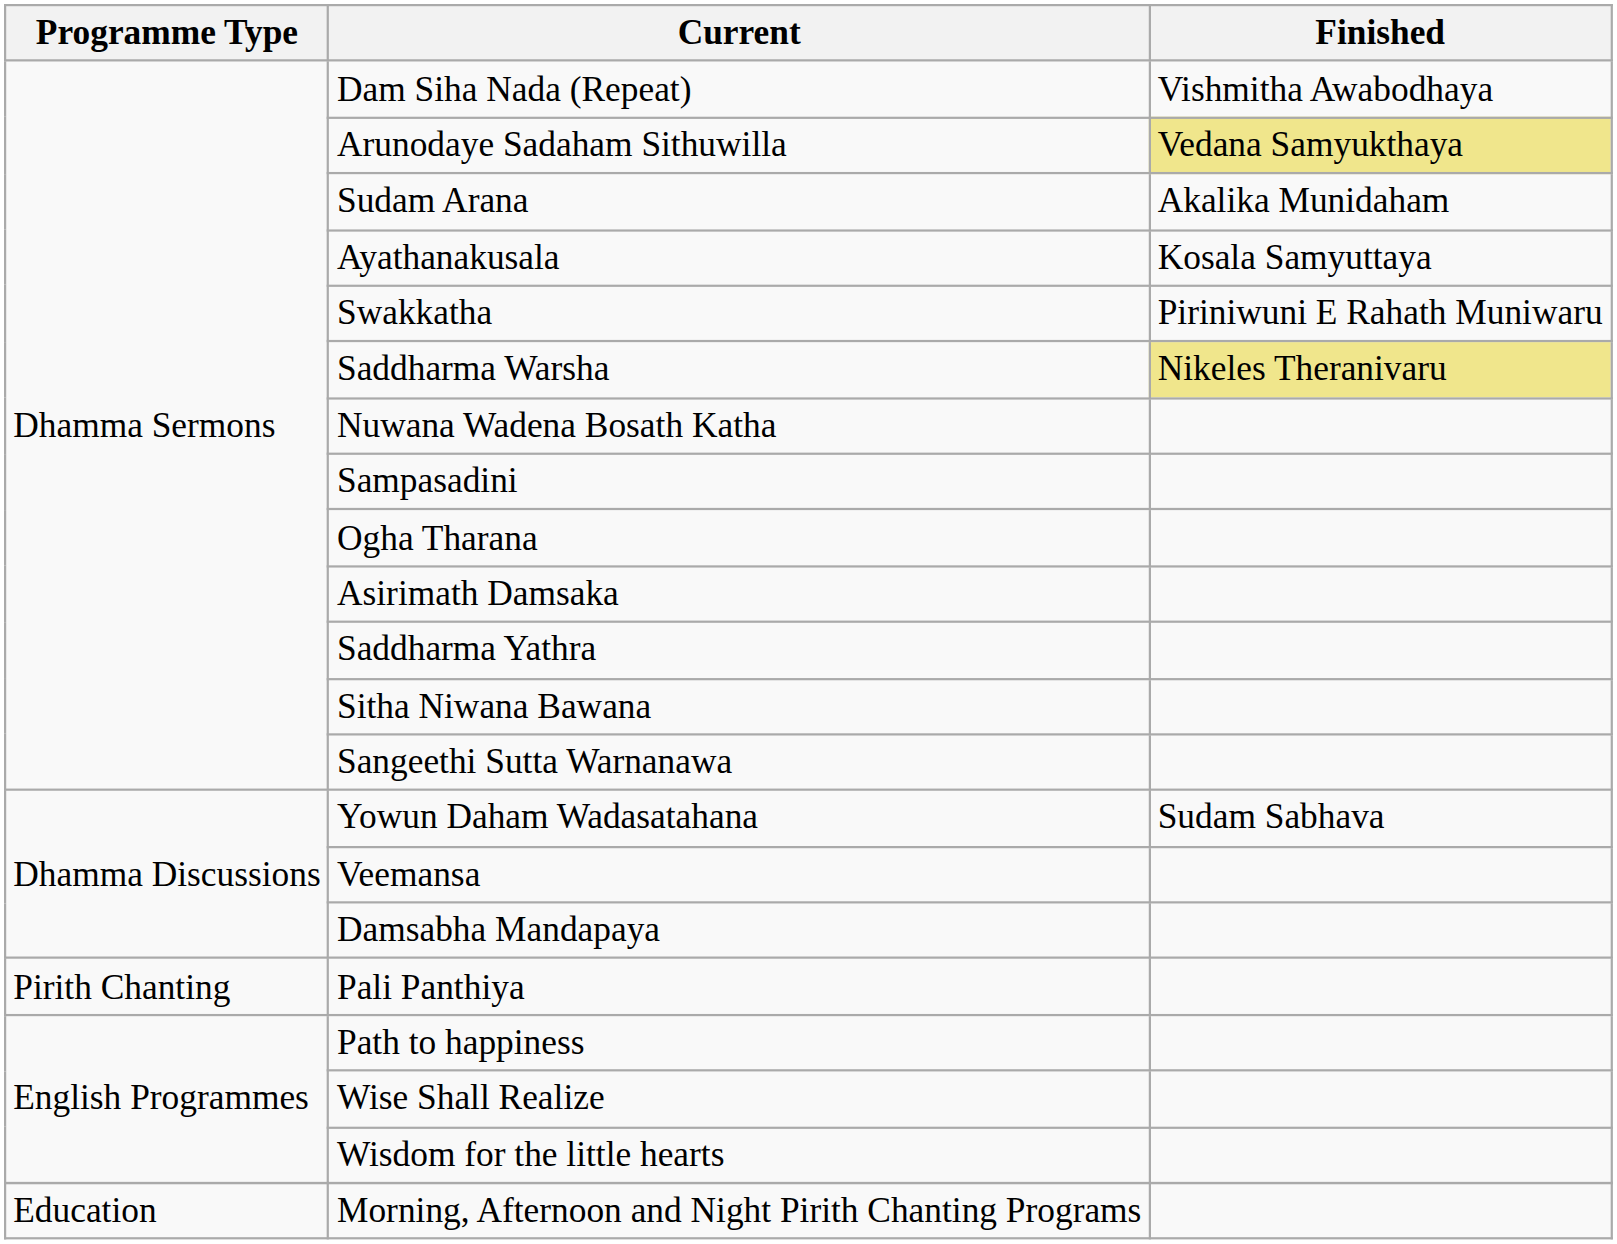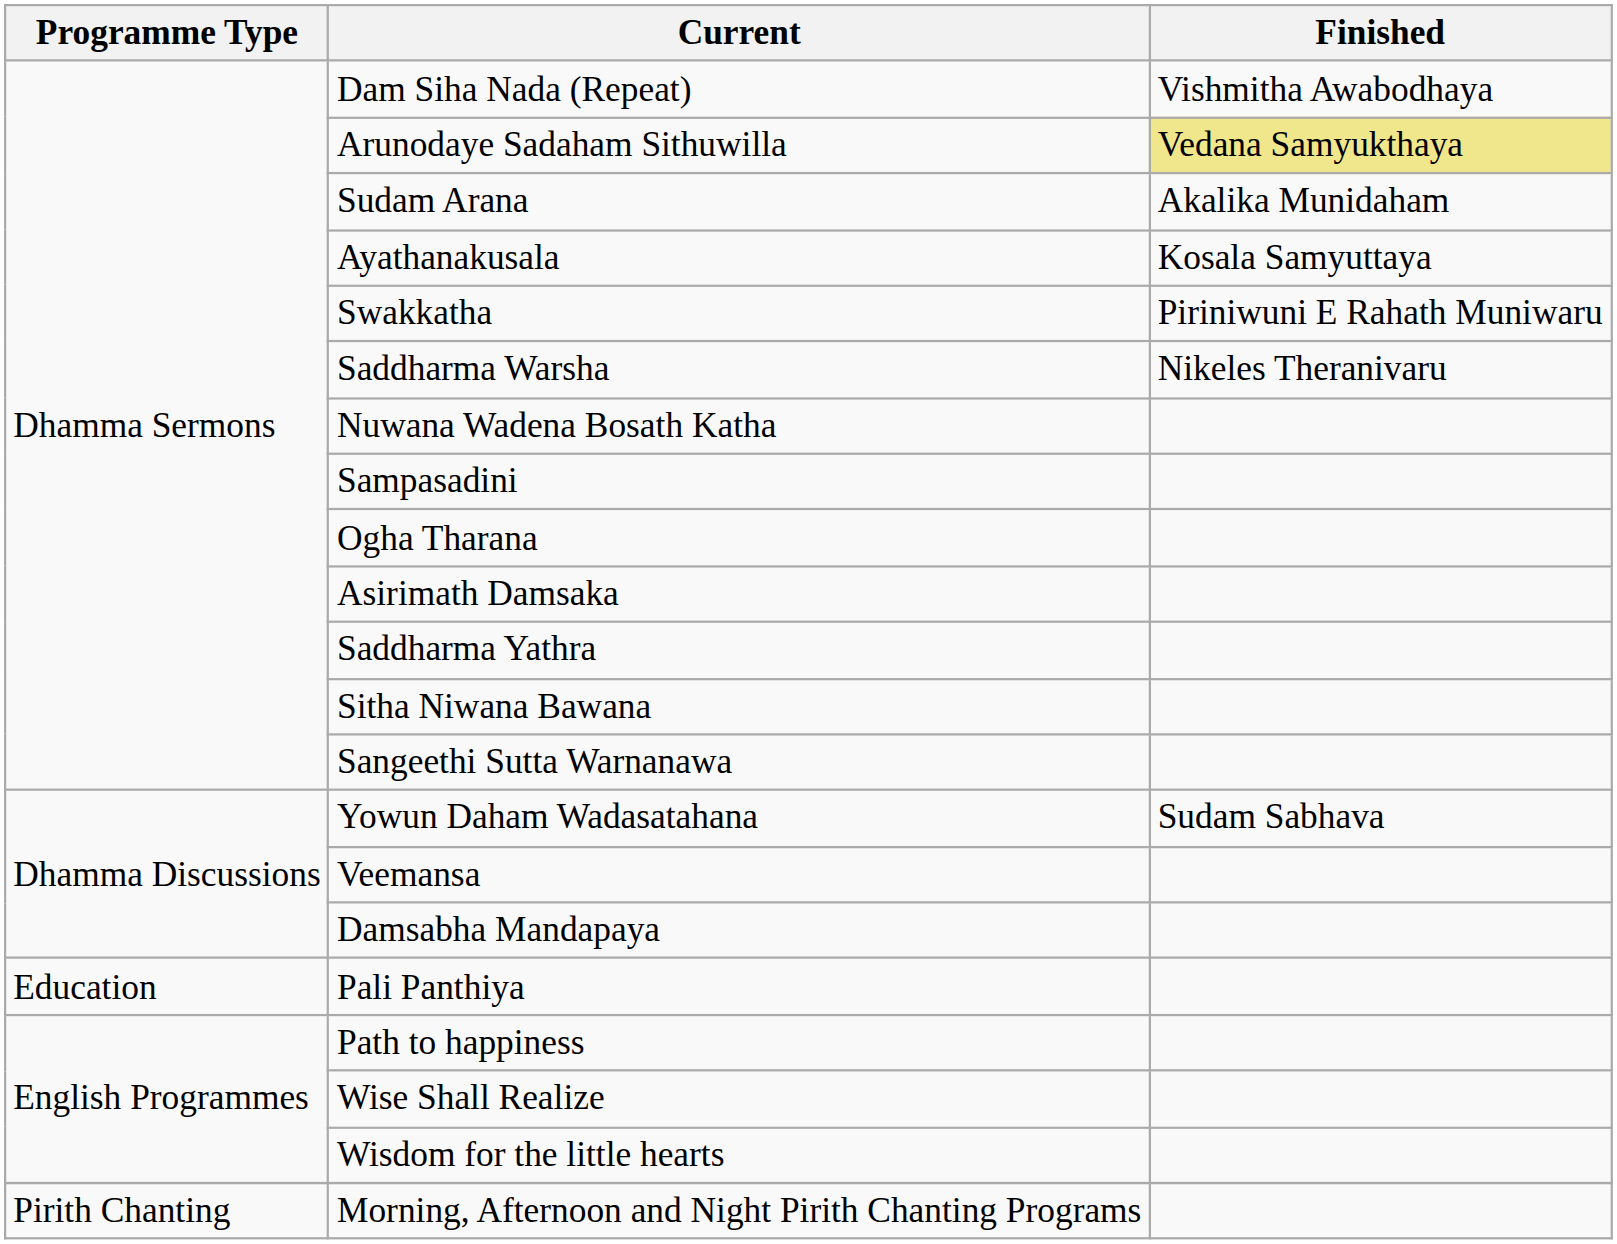(1302, 369) khaki background -> (1302, 369) no background
(122, 985) Pirith Chanting -> (85, 985) Education
(85, 1210) Education -> (122, 1210) Pirith Chanting
